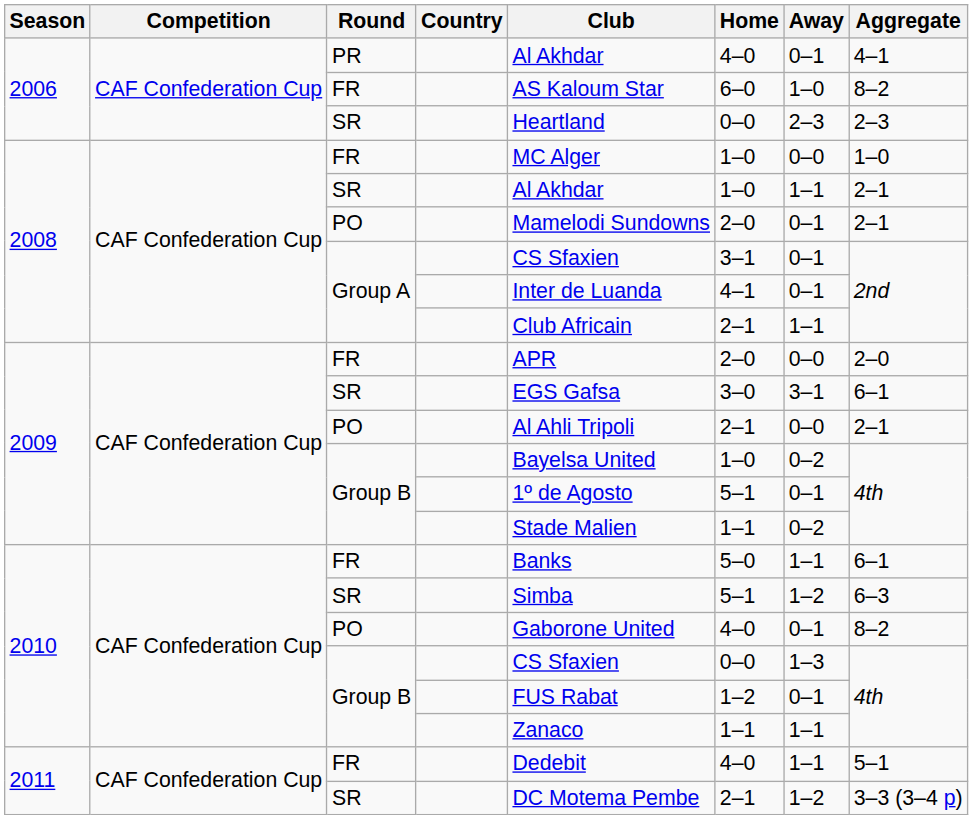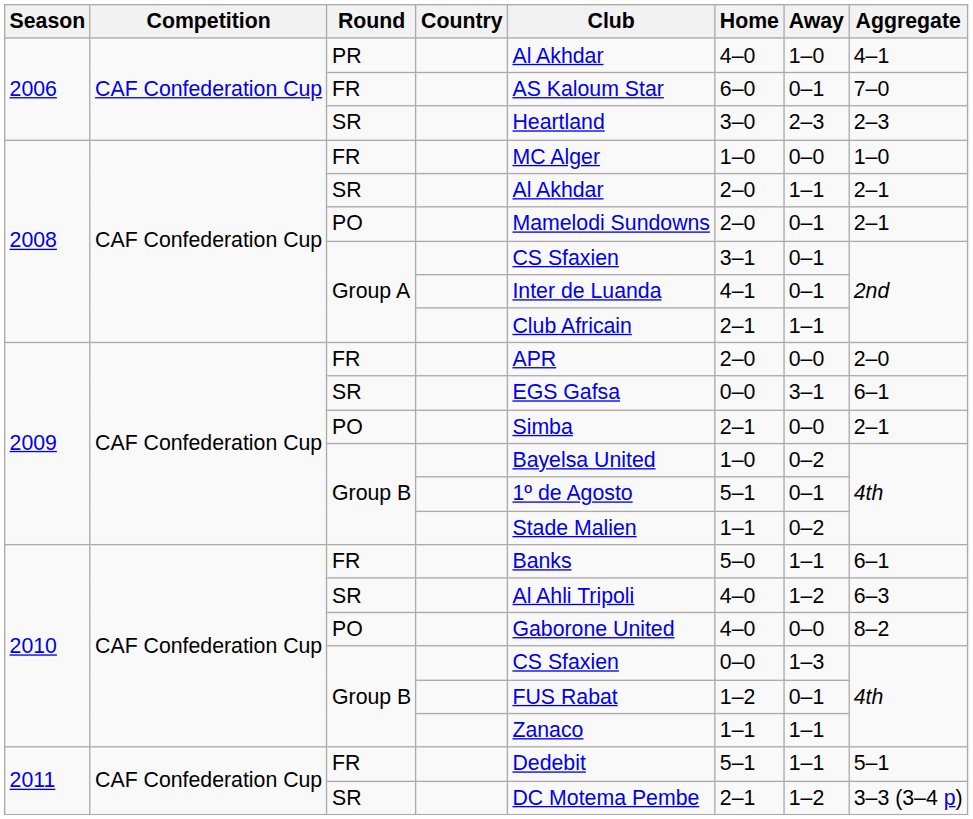(806, 55) 0–1 -> (806, 55) 1–0
(806, 88) 1–0 -> (806, 88) 0–1
(872, 88) 8–2 -> (872, 88) 7–0
(738, 122) 0–0 -> (738, 122) 3–0
(738, 190) 1–0 -> (738, 190) 2–0
(738, 392) 3–0 -> (738, 392) 0–0
(573, 426) Al Ahli Tripoli -> (543, 426) Simba
(543, 595) Simba -> (573, 595) Al Ahli Tripoli
(738, 595) 5–1 -> (738, 595) 4–0
(806, 628) 0–1 -> (806, 628) 0–0
(738, 763) 4–0 -> (738, 763) 5–1
